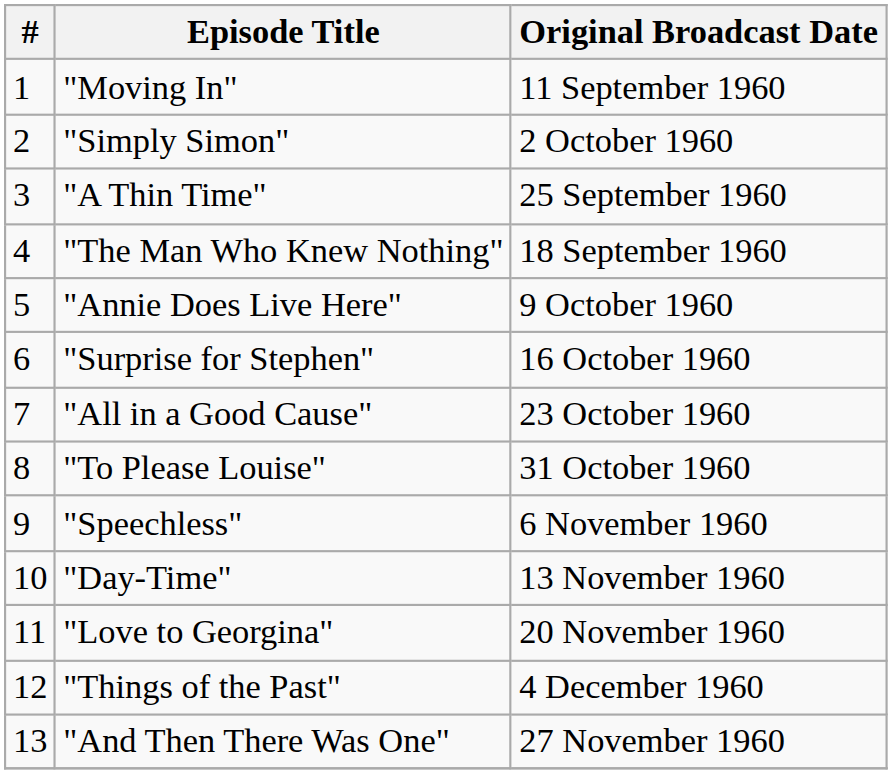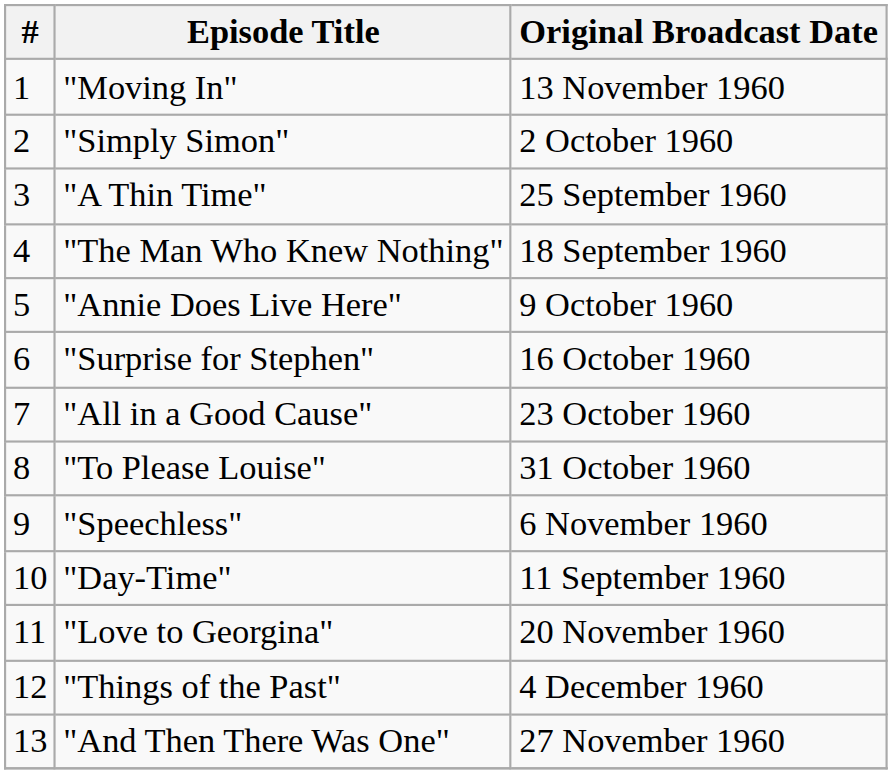(652, 86) 11 September 1960 -> (652, 86) 13 November 1960
(652, 577) 13 November 1960 -> (652, 577) 11 September 1960
